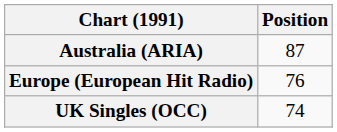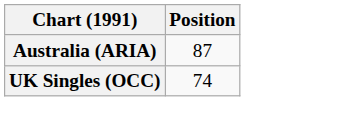- row: (131, 80)
